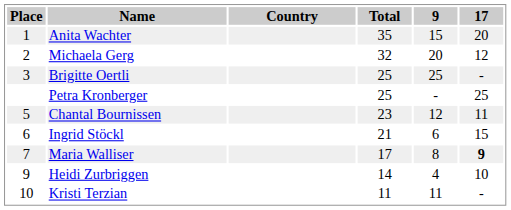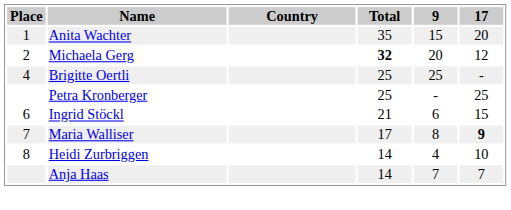(385, 55) normal -> (385, 55) bold
(26, 75) 3 -> (26, 75) 4
- row: (105, 115)
(26, 174) 9 -> (26, 154) 8
+ row: (79, 174)
- row: (88, 194)
